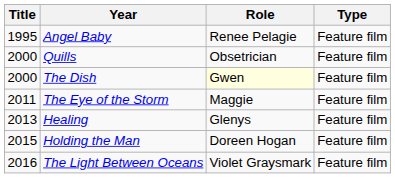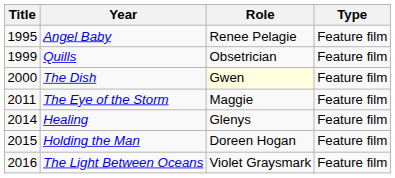(22, 57) 2000 -> (22, 57) 1999
(22, 120) 2013 -> (22, 120) 2014
